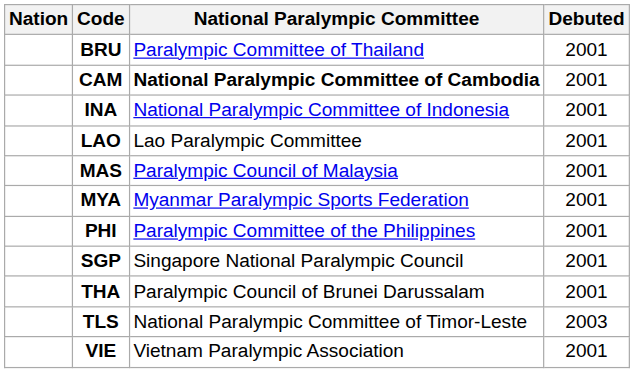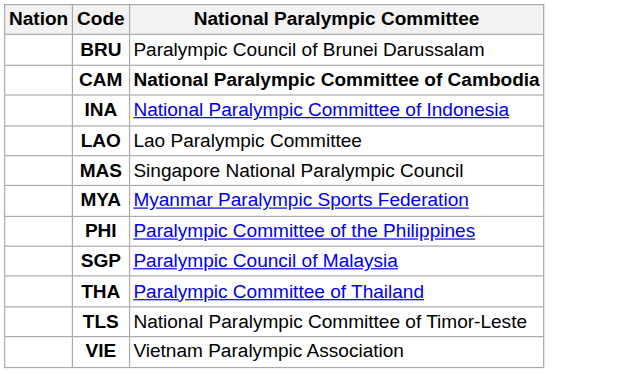- column: (587, 19)
(279, 49) Paralympic Committee of Thailand -> (309, 49) Paralympic Council of Brunei Darussalam
(266, 170) Paralympic Council of Malaysia -> (298, 170) Singapore National Paralympic Council
(298, 261) Singapore National Paralympic Council -> (266, 261) Paralympic Council of Malaysia
(309, 291) Paralympic Council of Brunei Darussalam -> (279, 291) Paralympic Committee of Thailand
